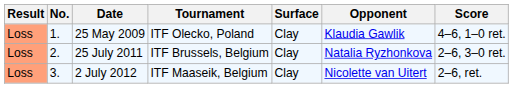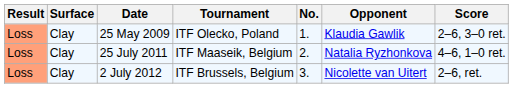columns swapped: (60, 13) <-> (297, 13)
(472, 33) 4–6, 1–0 ret. -> (472, 33) 2–6, 3–0 ret.
(210, 53) ITF Brussels, Belgium -> (234, 53) ITF Maaseik, Belgium
(472, 53) 2–6, 3–0 ret. -> (472, 53) 4–6, 1–0 ret.
(209, 72) ITF Maaseik, Belgium -> (235, 72) ITF Brussels, Belgium
